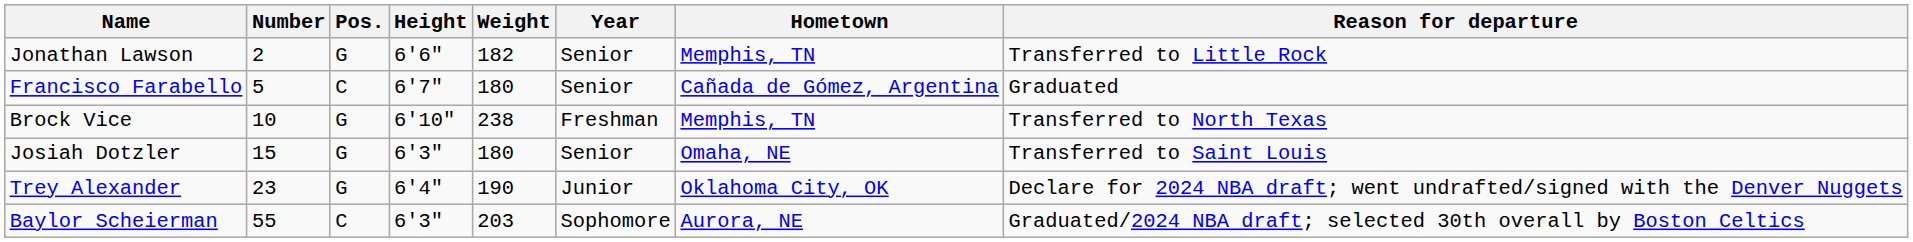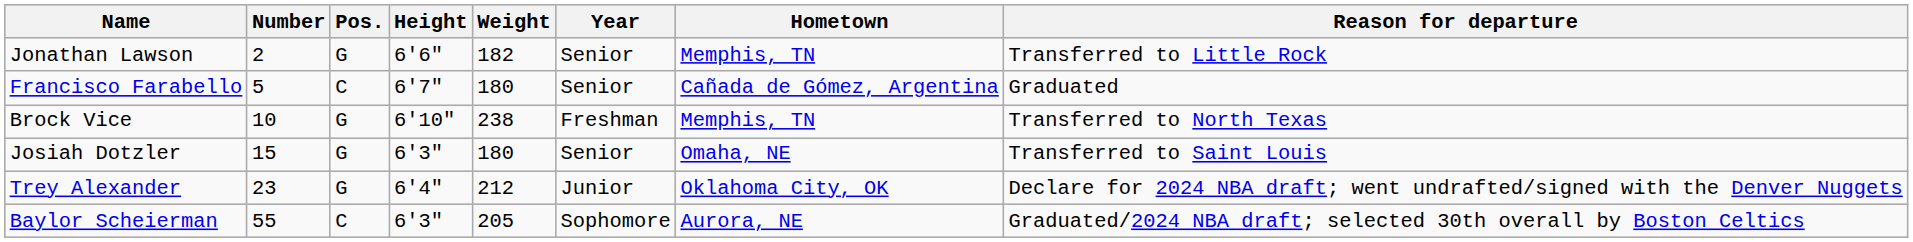(496, 188) 190 -> (496, 188) 212
(496, 221) 203 -> (496, 221) 205
